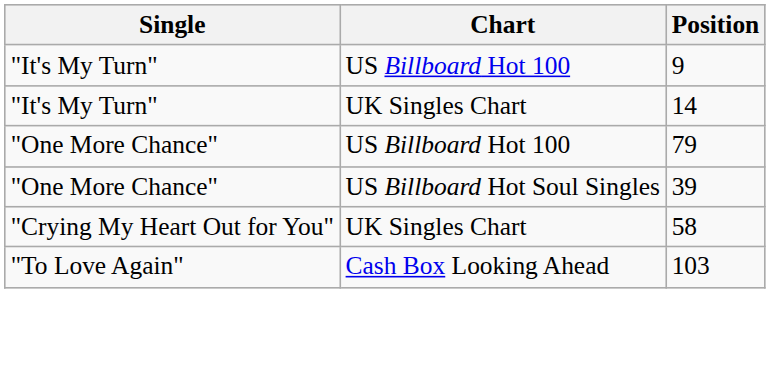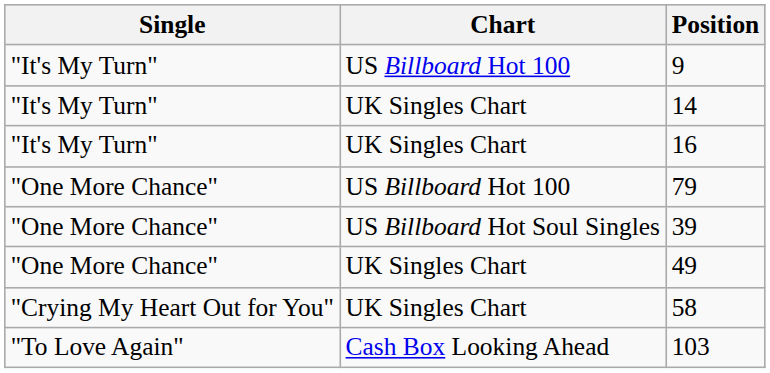+ row: (684, 145)
+ row: (684, 266)
